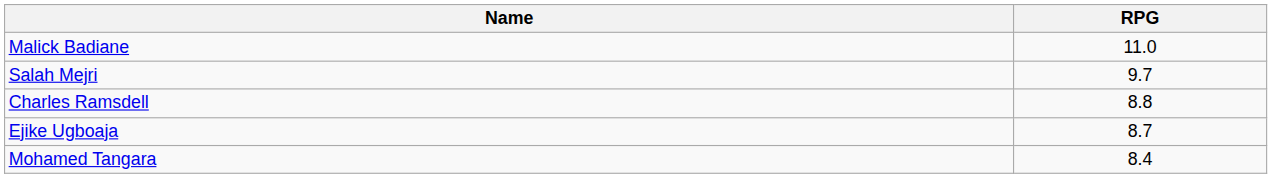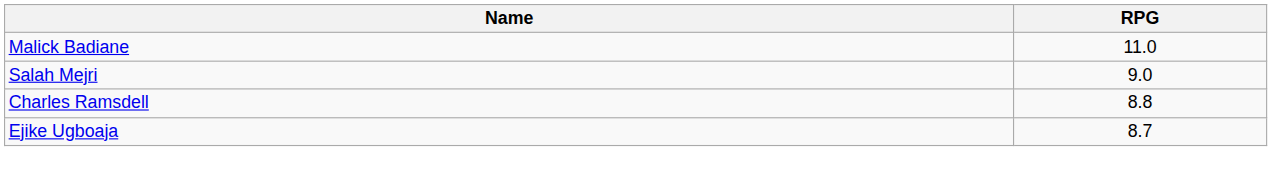(1140, 74) 9.7 -> (1140, 74) 9.0
- row: (83, 159)
